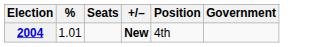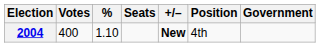+ column: (74, 13)
(70, 32) 1.01 -> (107, 32) 1.10
